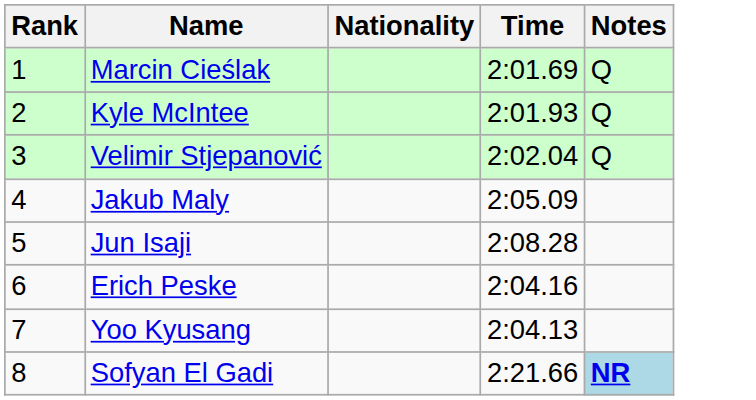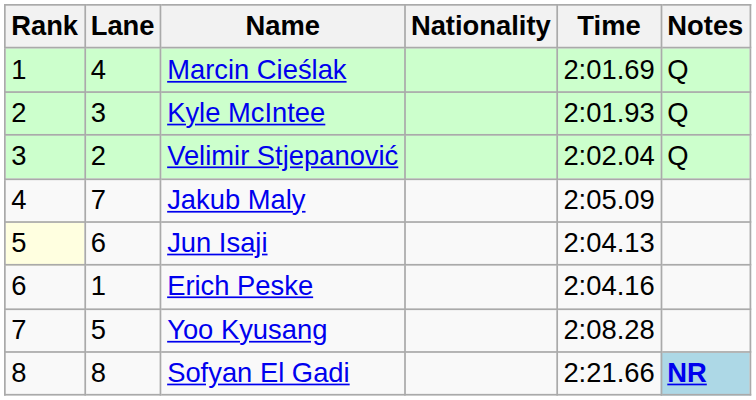+ column: (123, 26)
(19, 243) no background -> (19, 243) lightyellow background
(533, 243) 2:08.28 -> (609, 243) 2:04.13
(533, 329) 2:04.13 -> (609, 329) 2:08.28
